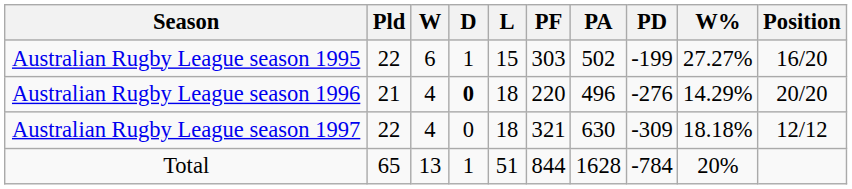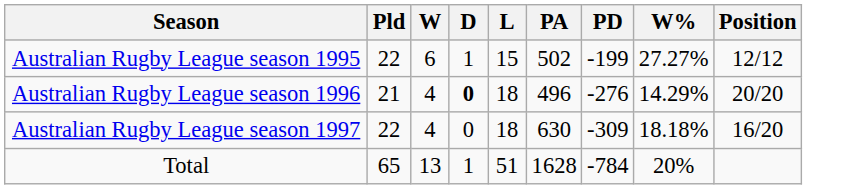- column: (549, 22)
(802, 58) 16/20 -> (758, 58) 12/12
(802, 129) 12/12 -> (758, 129) 16/20
